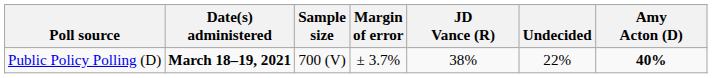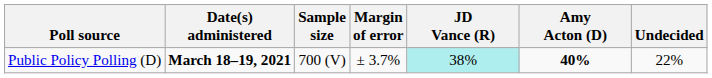columns swapped: (651, 26) <-> (557, 35)
(463, 60) no background -> (463, 60) paleturquoise background
